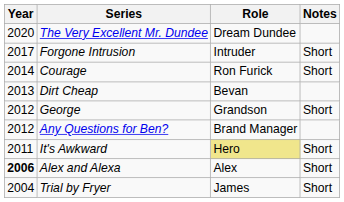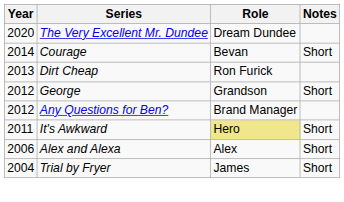- row: (87, 52)
(243, 71) Ron Furick -> (231, 52) Bevan
(231, 91) Bevan -> (243, 71) Ron Furick
(21, 168) bold -> (21, 149) normal
